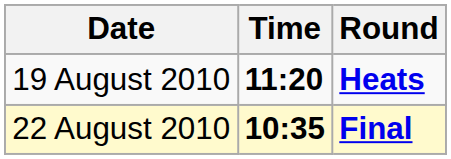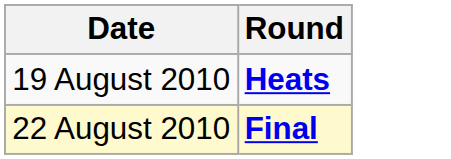- column: (285, 29)
